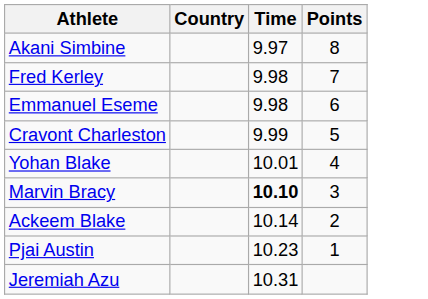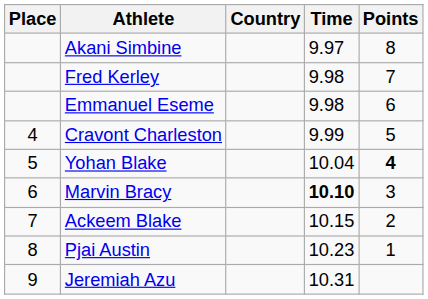+ column: (33, 18)
(275, 163) 10.01 -> (332, 163) 10.04
(335, 163) normal -> (391, 163) bold
(275, 221) 10.14 -> (332, 221) 10.15
